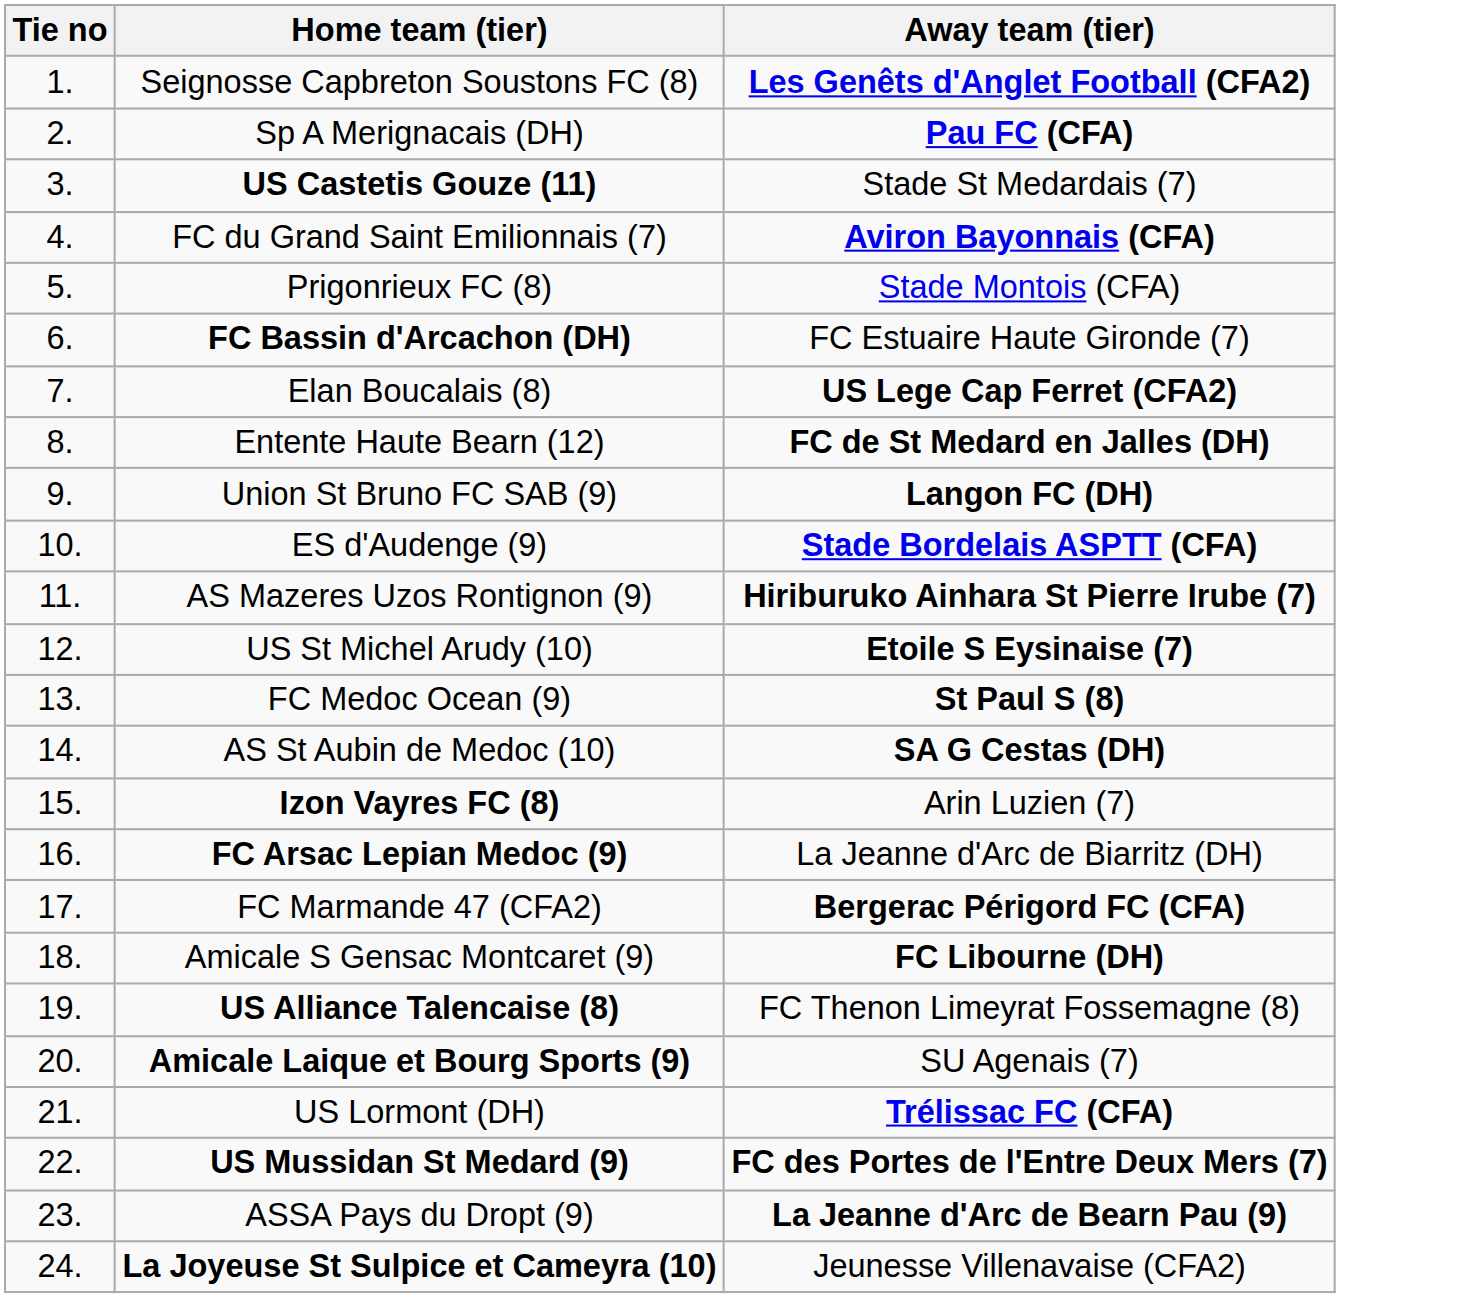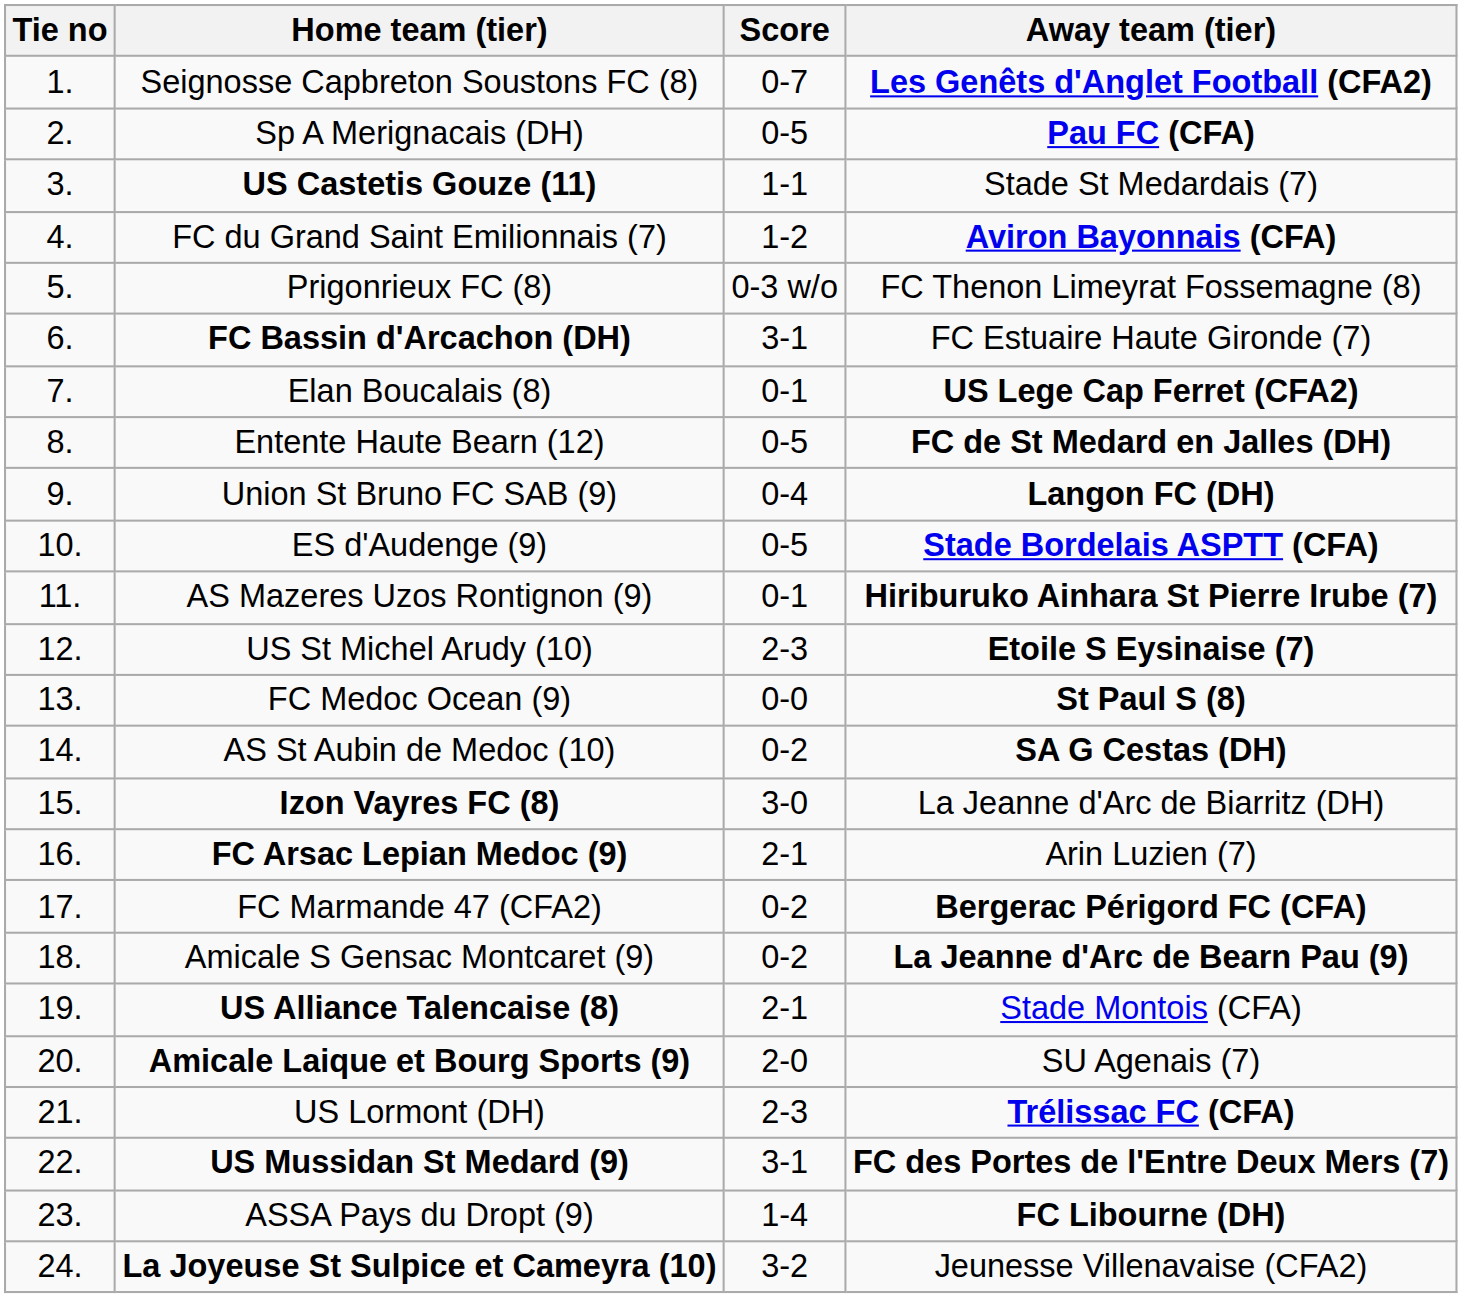+ column: (785, 30)
(1029, 287) Stade Montois (CFA) -> (1151, 287) FC Thenon Limeyrat Fossemagne (8)
(1030, 802) Arin Luzien (7) -> (1151, 802) La Jeanne d'Arc de Biarritz (DH)
(1029, 854) La Jeanne d'Arc de Biarritz (DH) -> (1151, 854) Arin Luzien (7)
(1030, 957) FC Libourne (DH) -> (1151, 957) La Jeanne d'Arc de Bearn Pau (9)
(1030, 1008) FC Thenon Limeyrat Fossemagne (8) -> (1151, 1008) Stade Montois (CFA)
(1030, 1215) La Jeanne d'Arc de Bearn Pau (9) -> (1151, 1215) FC Libourne (DH)
